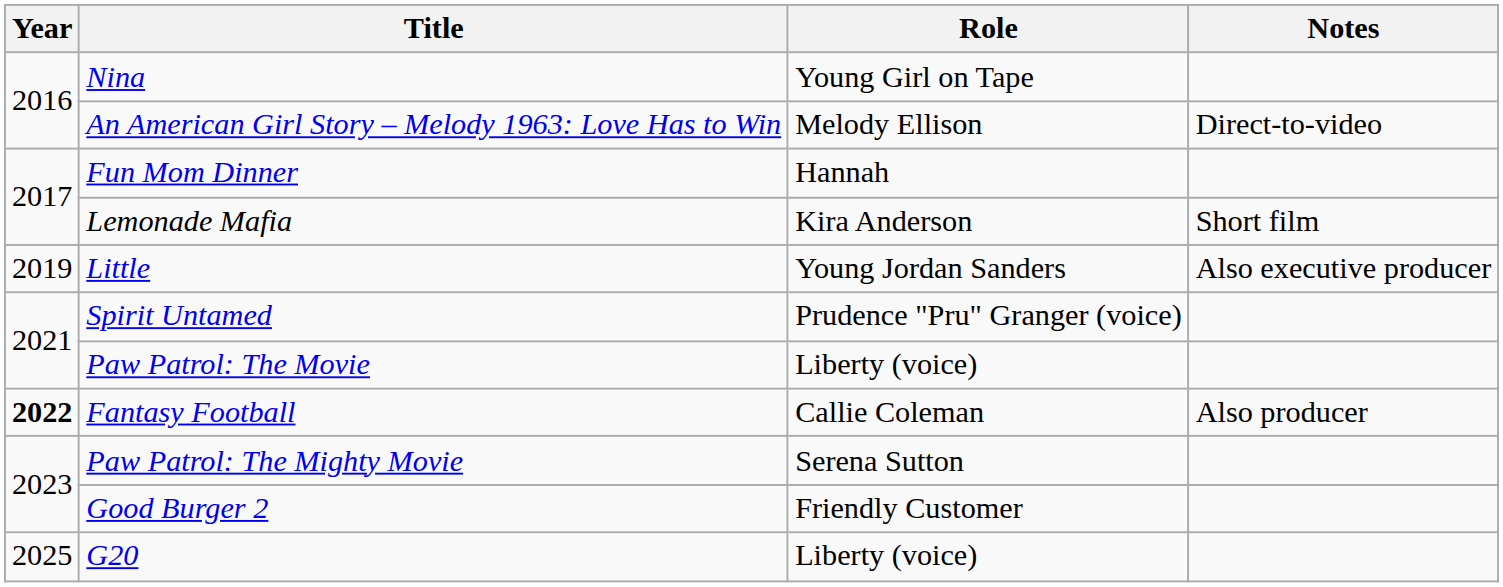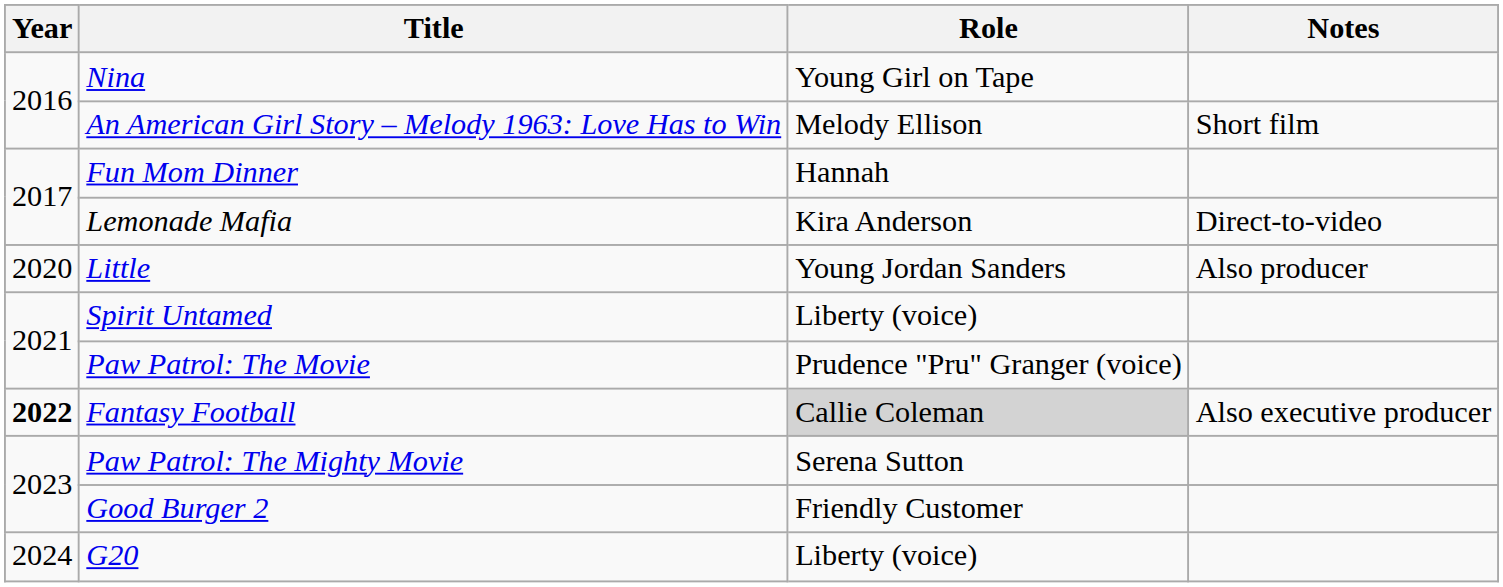(1289, 124) Direct-to-video -> (1257, 124) Short film
(1257, 220) Short film -> (1289, 220) Direct-to-video
(42, 268) 2019 -> (42, 268) 2020
(1343, 268) Also executive producer -> (1282, 268) Also producer
(988, 316) Prudence "Pru" Granger (voice) -> (886, 316) Liberty (voice)
(886, 364) Liberty (voice) -> (988, 364) Prudence "Pru" Granger (voice)
(890, 412) no background -> (890, 412) lightgrey background
(1282, 412) Also producer -> (1343, 412) Also executive producer
(42, 556) 2025 -> (42, 556) 2024
